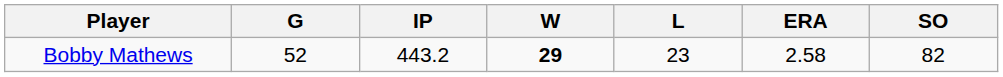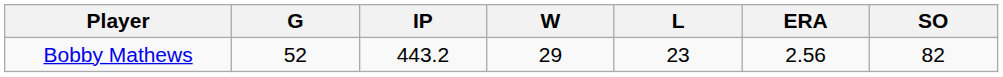(550, 54) bold -> (550, 54) normal
(806, 54) 2.58 -> (806, 54) 2.56
